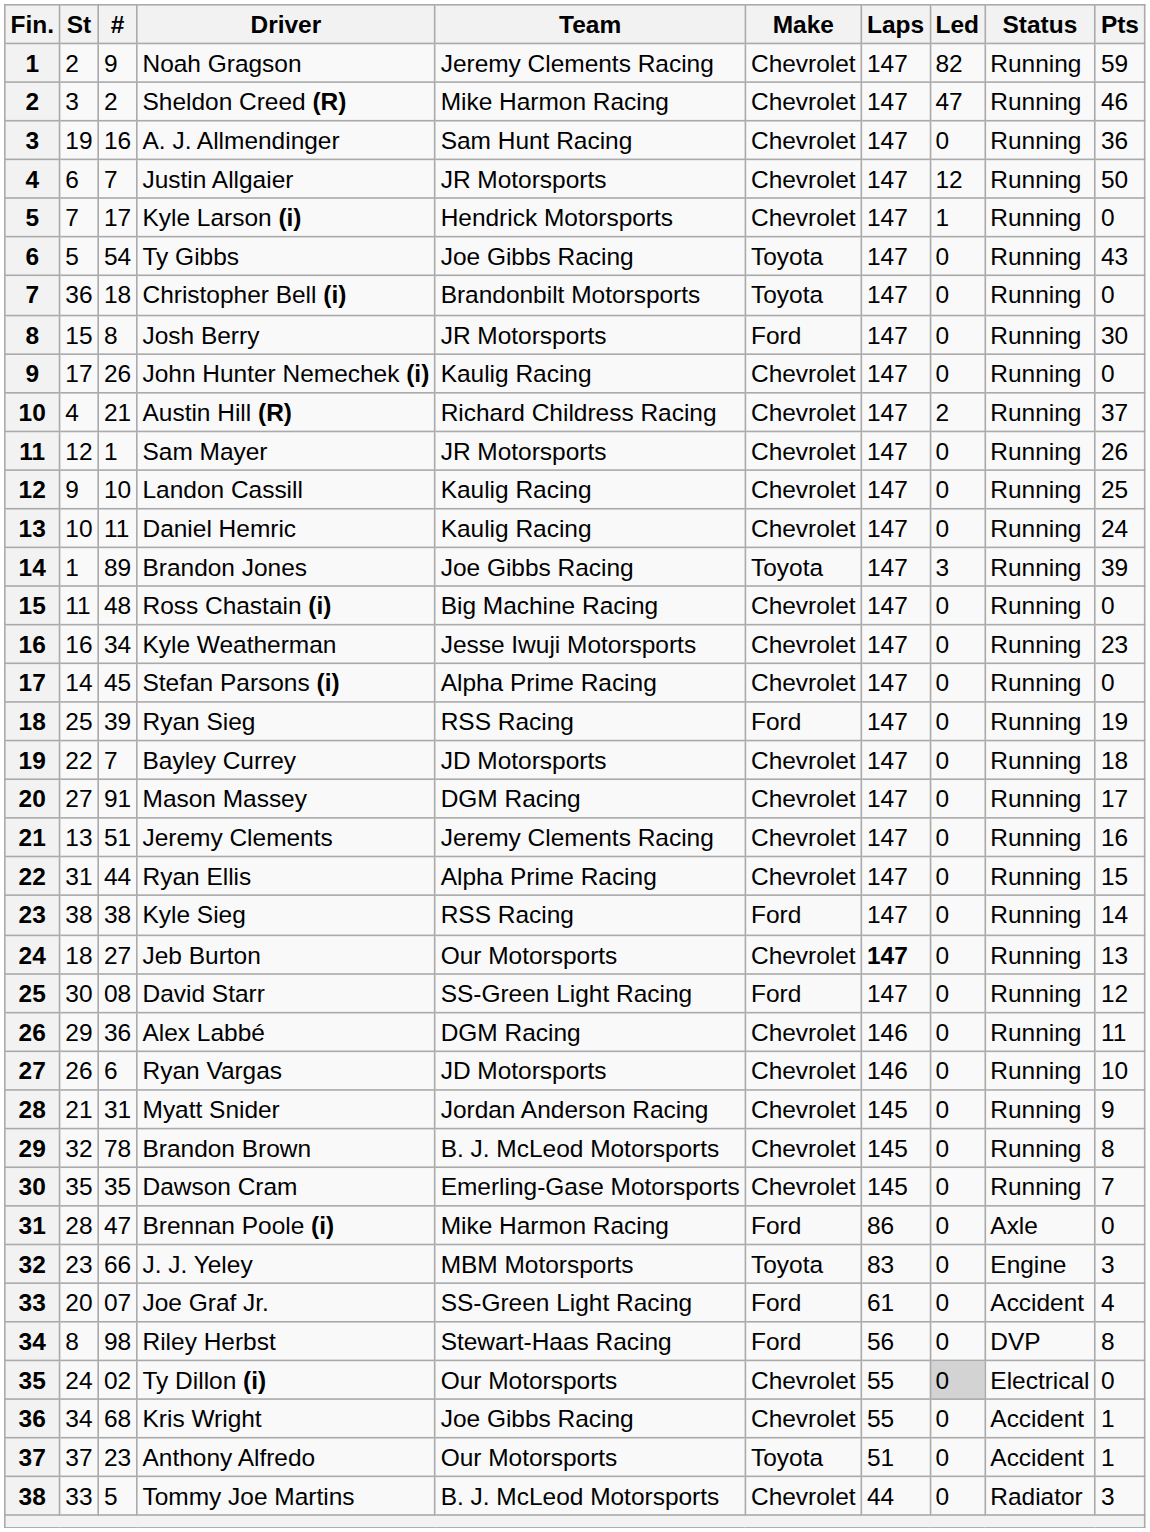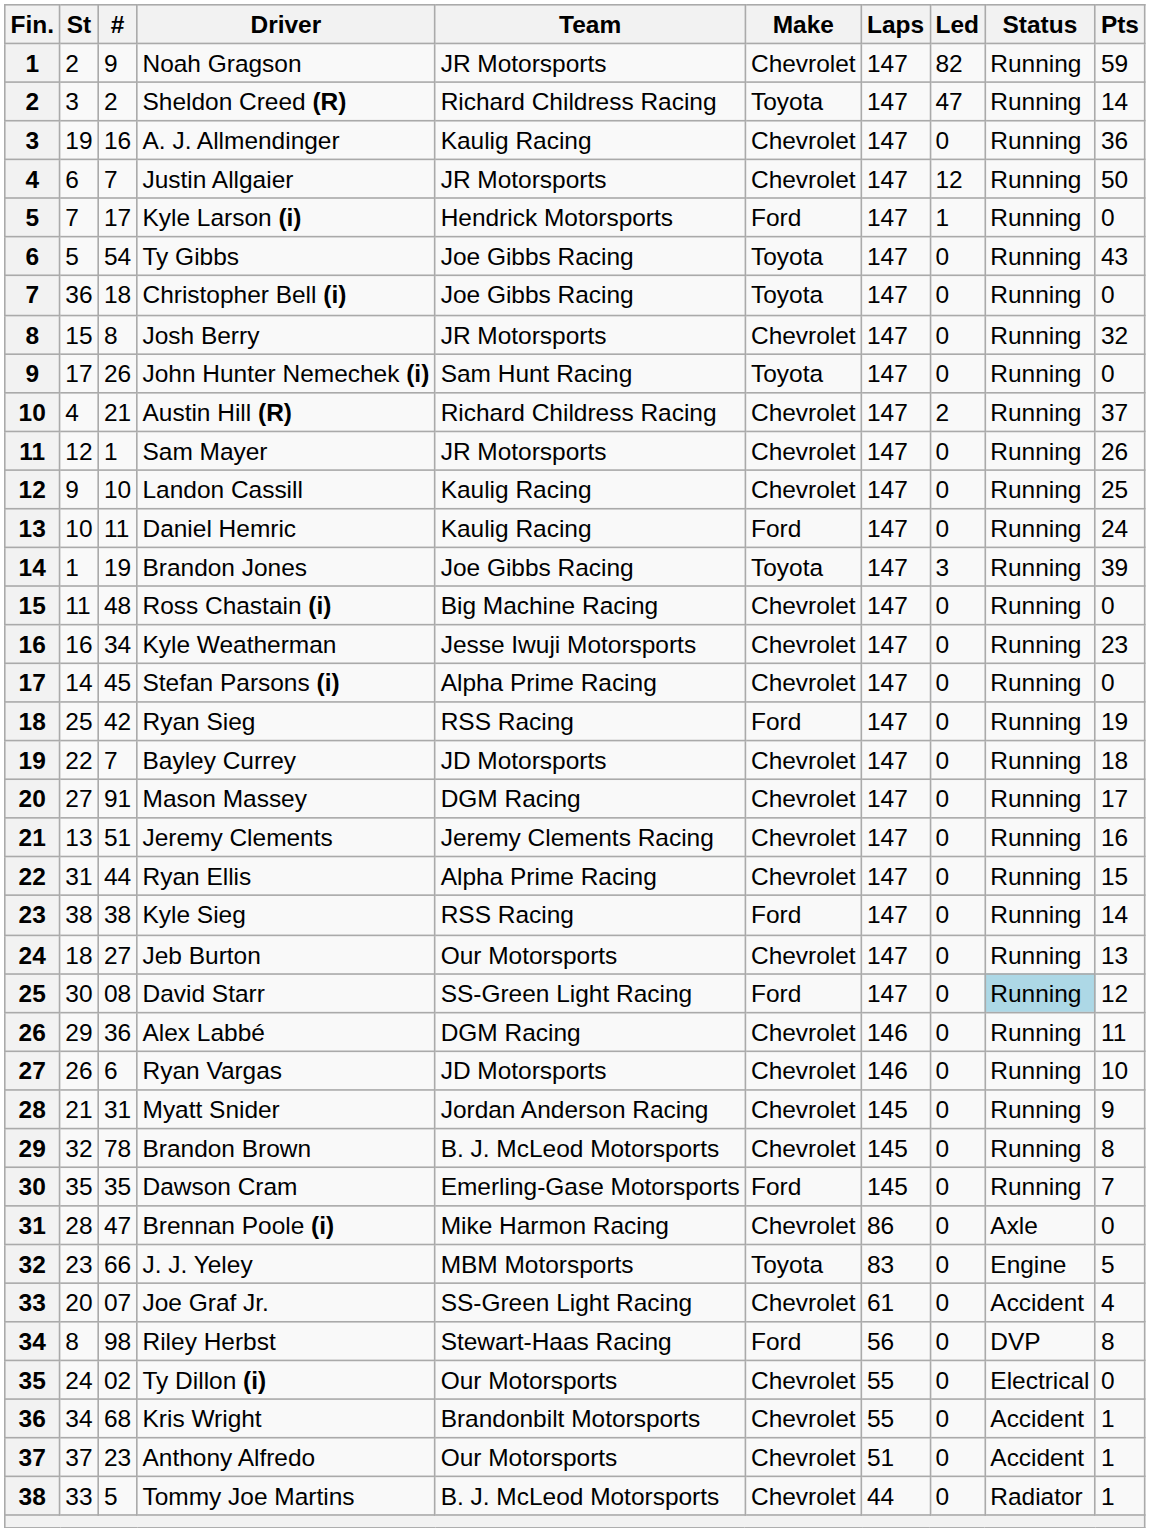(577, 63) Jeremy Clements Racing -> (524, 63) JR Motorsports
(555, 102) Mike Harmon Racing -> (579, 102) Richard Childress Racing
(803, 102) Chevrolet -> (787, 102) Toyota
(1115, 102) 46 -> (1115, 102) 14
(536, 141) Sam Hunt Racing -> (516, 141) Kaulig Racing
(803, 218) Chevrolet -> (776, 218) Ford
(570, 296) Brandonbilt Motorsports -> (537, 296) Joe Gibbs Racing
(776, 334) Ford -> (803, 334) Chevrolet
(1115, 334) 30 -> (1115, 334) 32
(516, 373) Kaulig Racing -> (536, 373) Sam Hunt Racing
(803, 373) Chevrolet -> (787, 373) Toyota
(803, 528) Chevrolet -> (776, 528) Ford
(118, 567) 89 -> (118, 567) 19
(118, 722) 39 -> (118, 722) 42
(887, 954) bold -> (887, 954) normal
(1036, 993) no background -> (1036, 993) lightblue background
(803, 1187) Chevrolet -> (776, 1187) Ford
(776, 1225) Ford -> (803, 1225) Chevrolet
(1108, 1264) 3 -> (1108, 1264) 5
(776, 1303) Ford -> (803, 1303) Chevrolet
(942, 1380) lightgrey background -> (942, 1380) no background
(537, 1419) Joe Gibbs Racing -> (570, 1419) Brandonbilt Motorsports
(787, 1458) Toyota -> (803, 1458) Chevrolet
(1108, 1497) 3 -> (1108, 1497) 1
